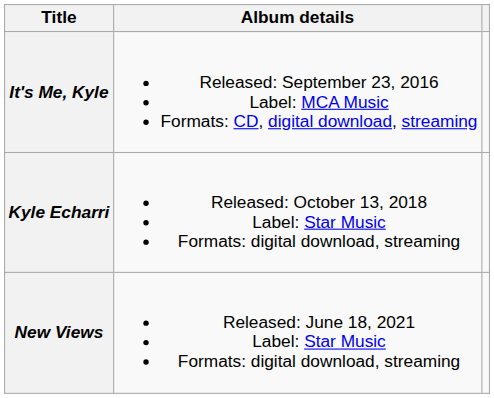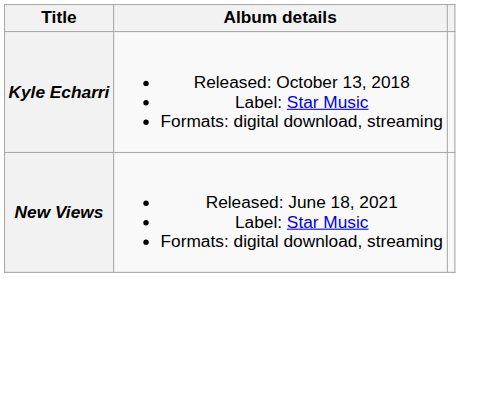- row: (59, 92)
